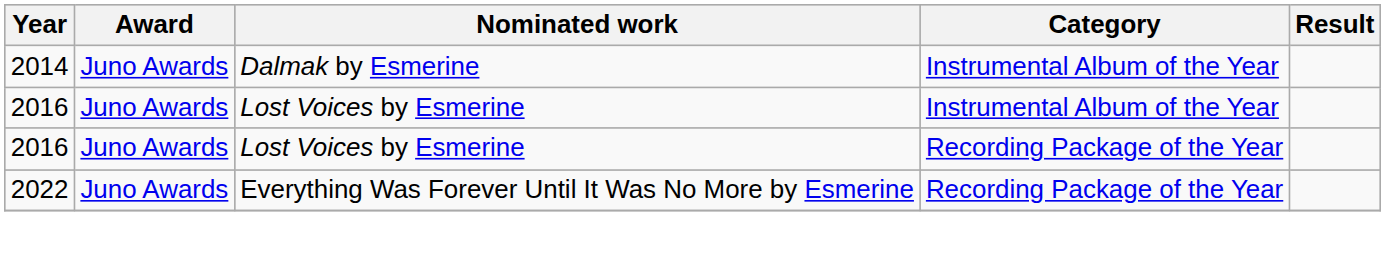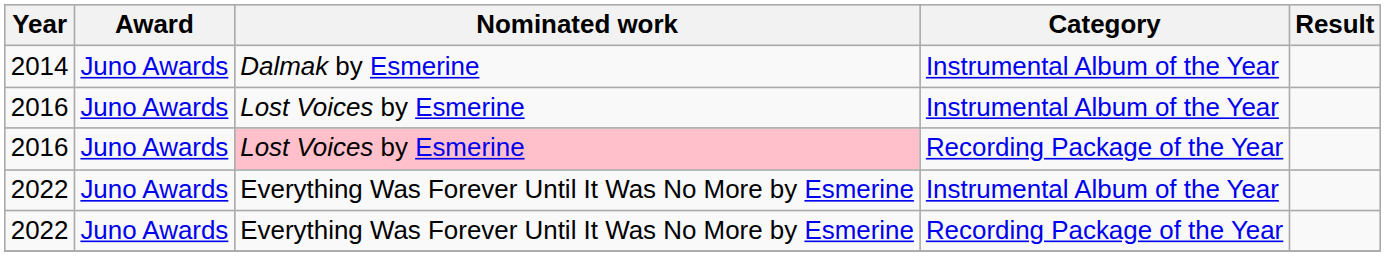(382, 148) no background -> (382, 148) pink background
+ row: (40, 189)
